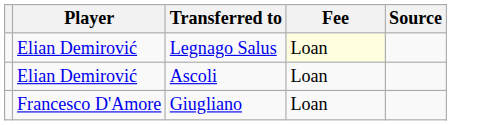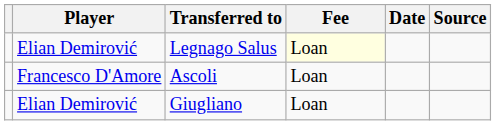+ column: (407, 18)
(77, 76) Elian Demirović -> (89, 76) Francesco D'Amore
(89, 104) Francesco D'Amore -> (77, 104) Elian Demirović
